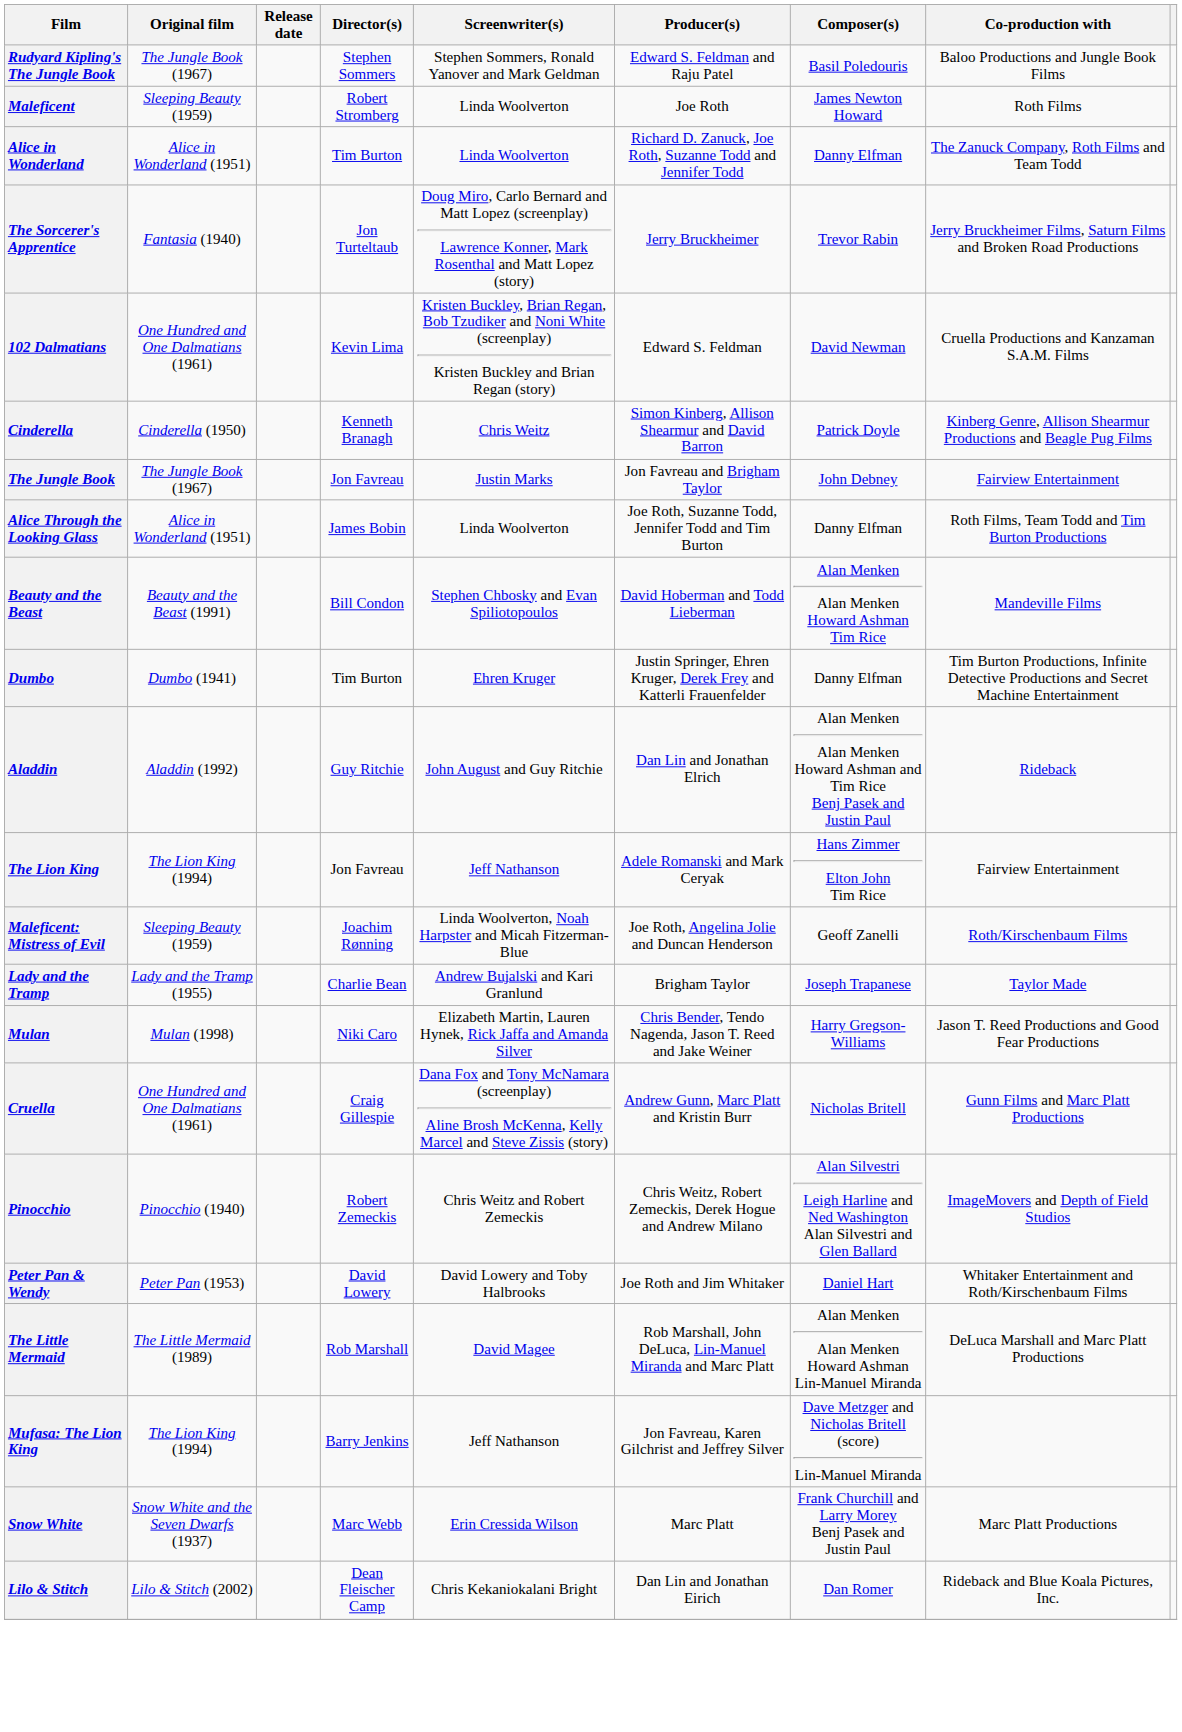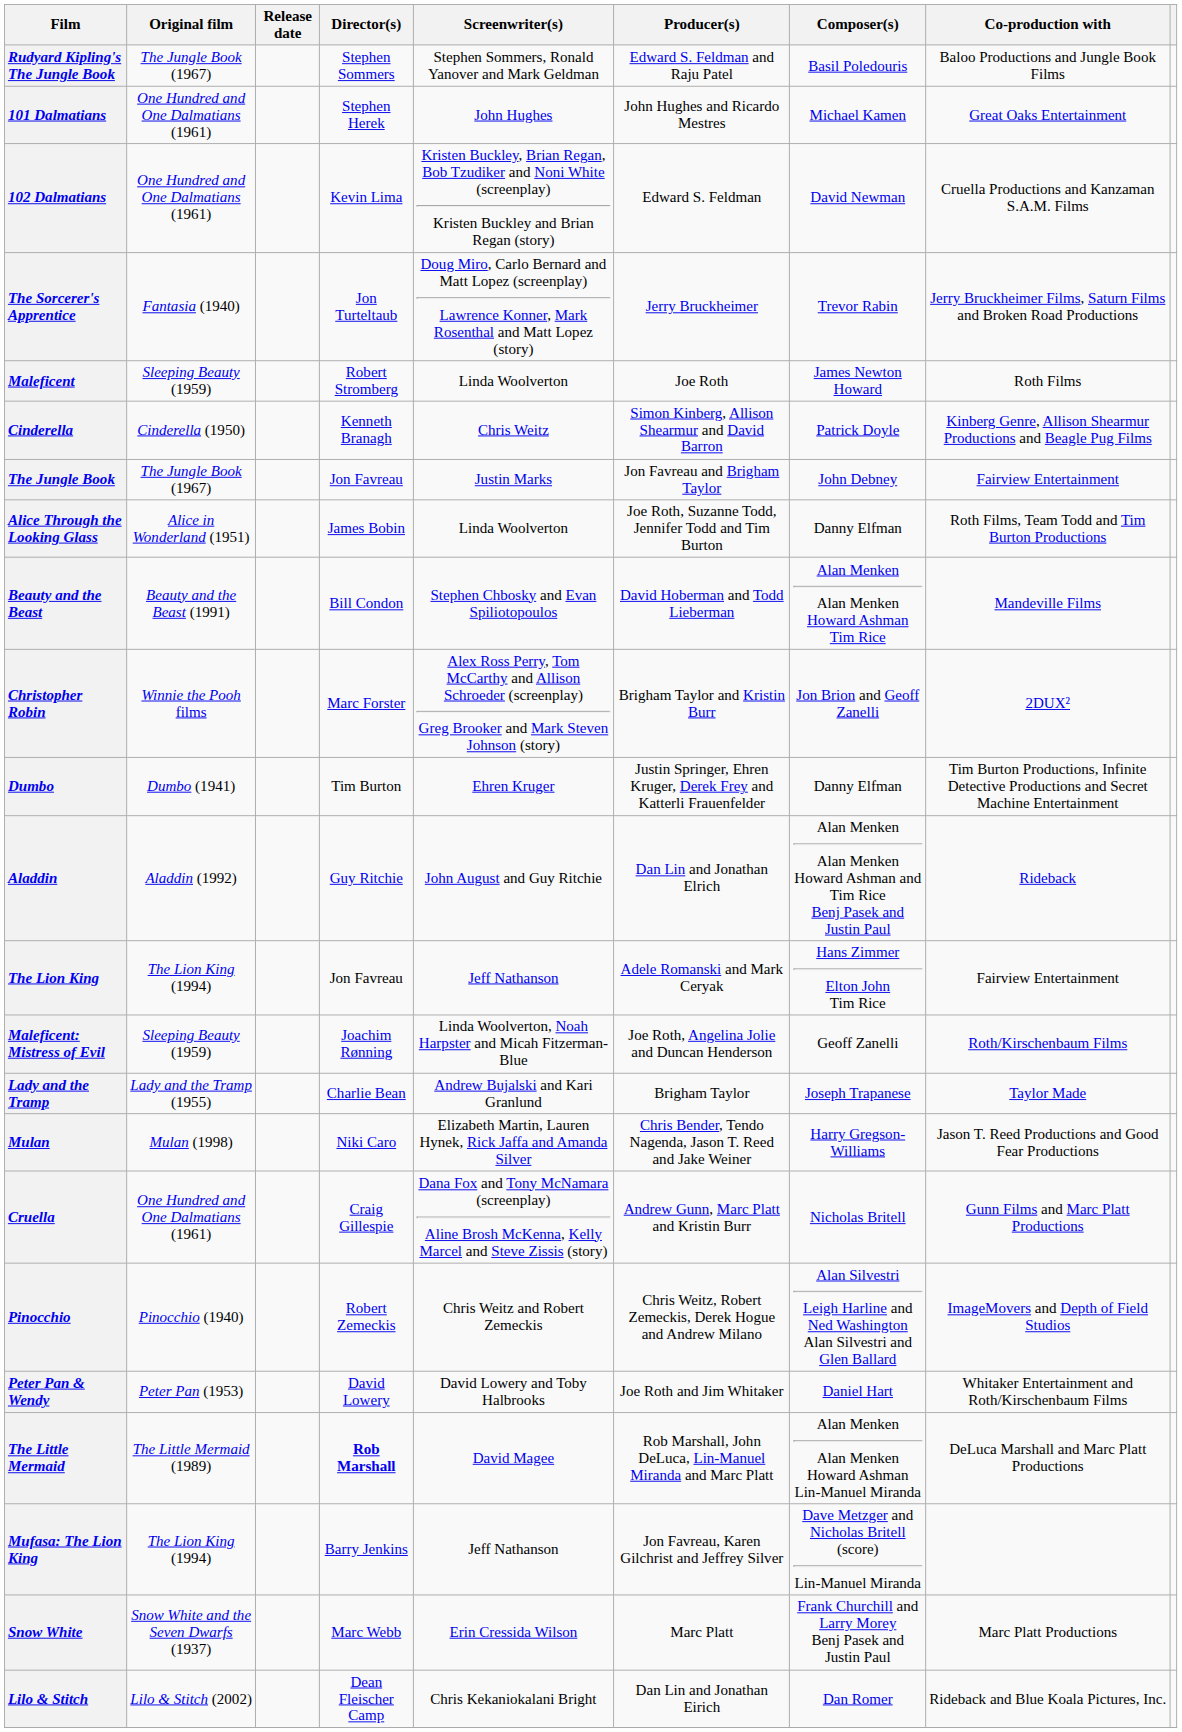+ row: (57, 114)
rows swapped: (57, 347) <-> (41, 106)
- row: (46, 155)
+ row: (45, 703)
(367, 1349) normal -> (366, 1457) bold
